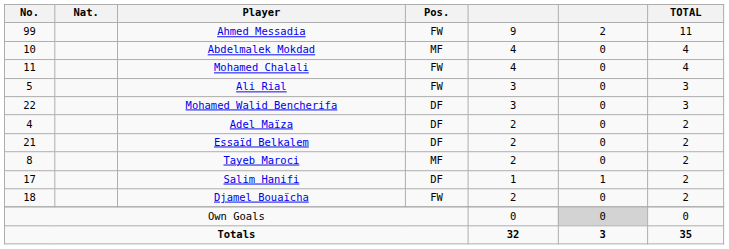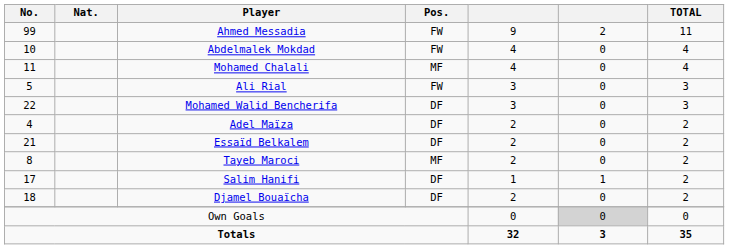(437, 50) MF -> (437, 50) FW
(437, 69) FW -> (437, 69) MF
(437, 198) FW -> (437, 198) DF
